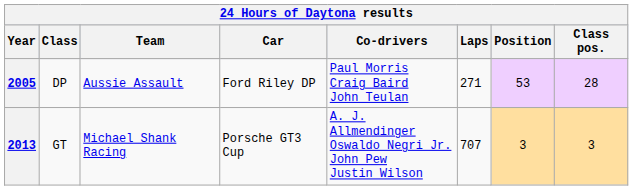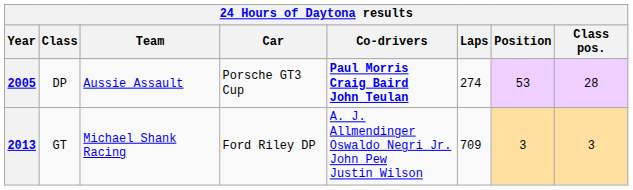(269, 83) Ford Riley DP -> (262, 83) Porsche GT3 Cup
(369, 83) normal -> (369, 83) bold
(471, 83) 271 -> (471, 83) 274
(262, 146) Porsche GT3 Cup -> (269, 146) Ford Riley DP
(471, 146) 707 -> (471, 146) 709
